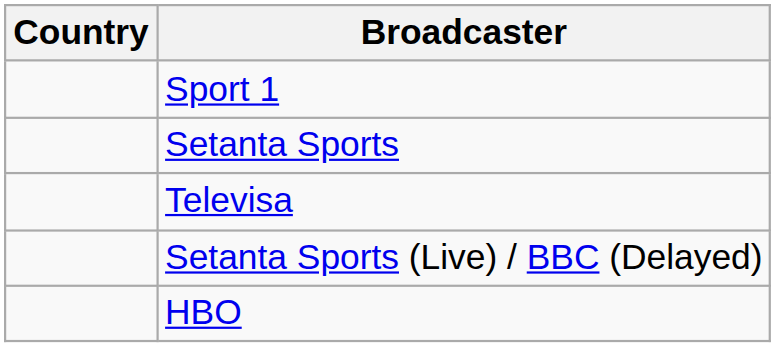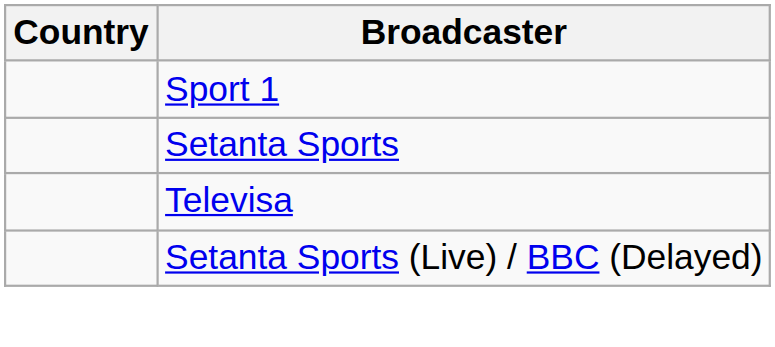- row: (203, 312)
